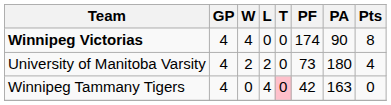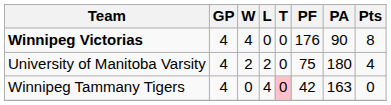(307, 40) 174 -> (307, 40) 176
(307, 64) 73 -> (307, 64) 75
